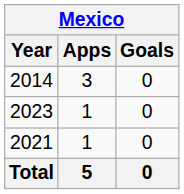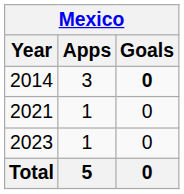(147, 81) normal -> (147, 81) bold
rows swapped: (31, 142) <-> (31, 111)
